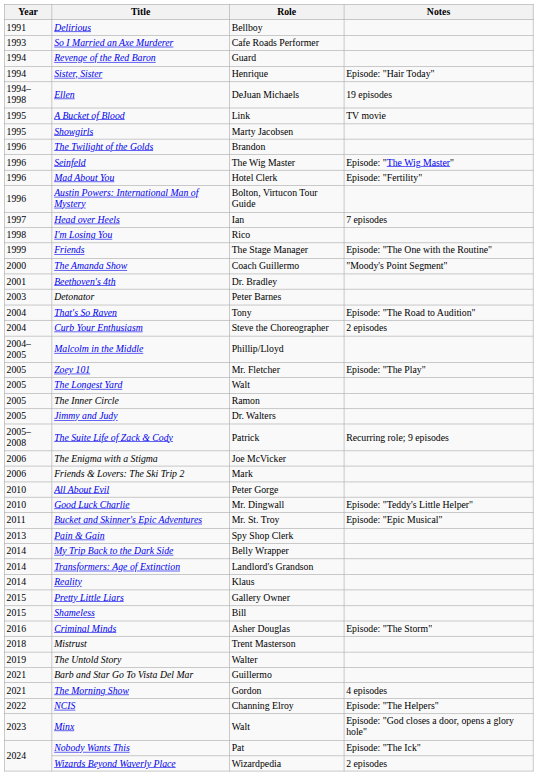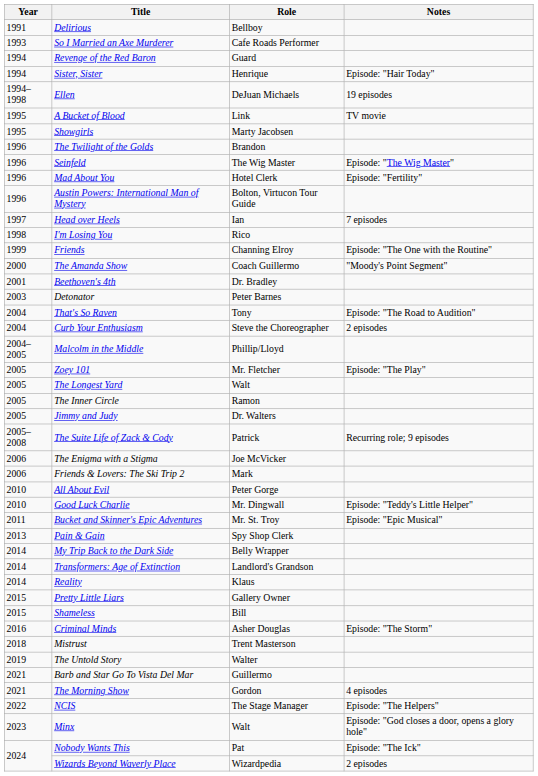(270, 250) The Stage Manager -> (263, 250) Channing Elroy
(263, 706) Channing Elroy -> (270, 706) The Stage Manager
